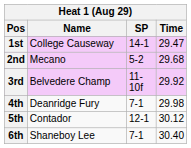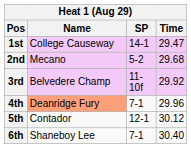(65, 103) no background -> (65, 103) lightsalmon background
(171, 103) 29.98 -> (171, 103) 29.96
